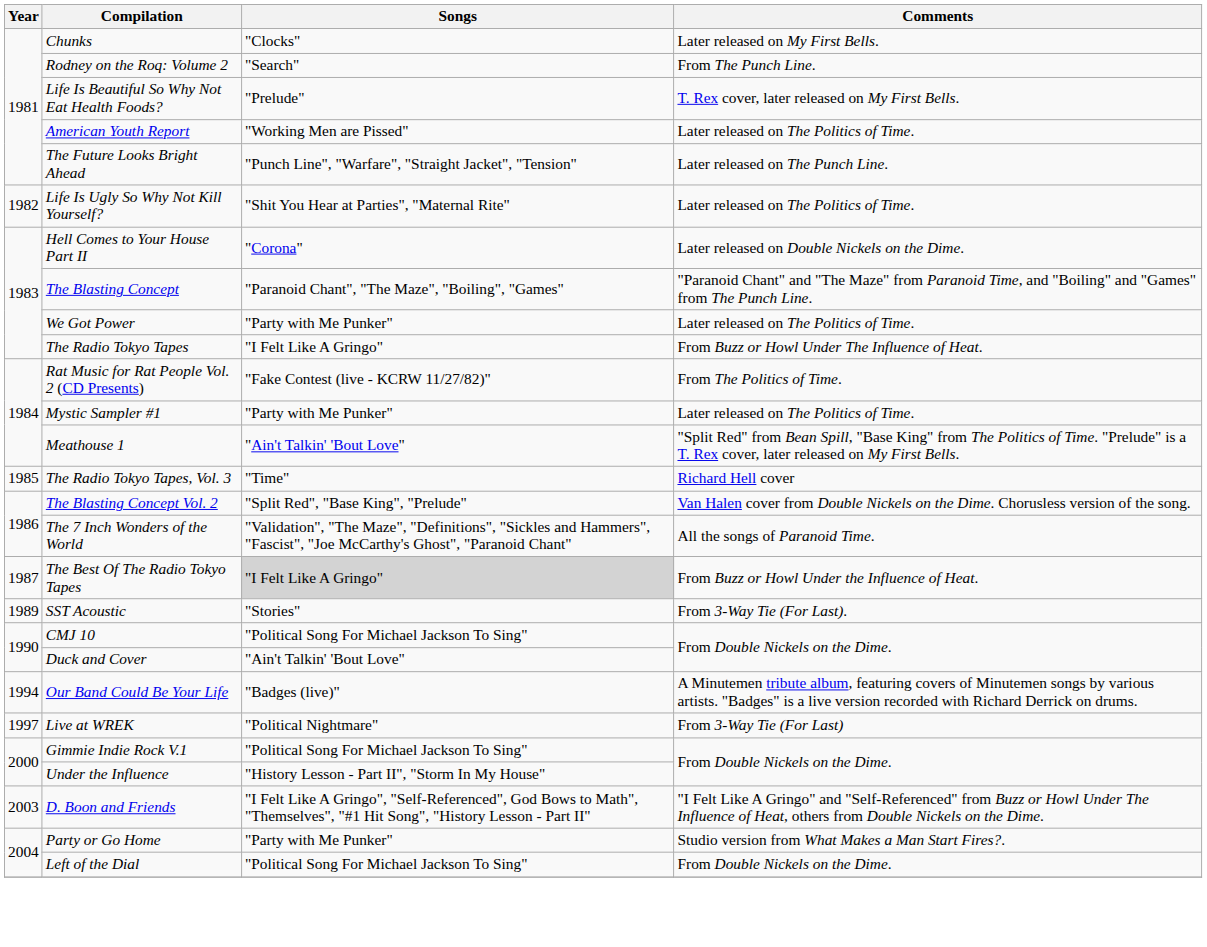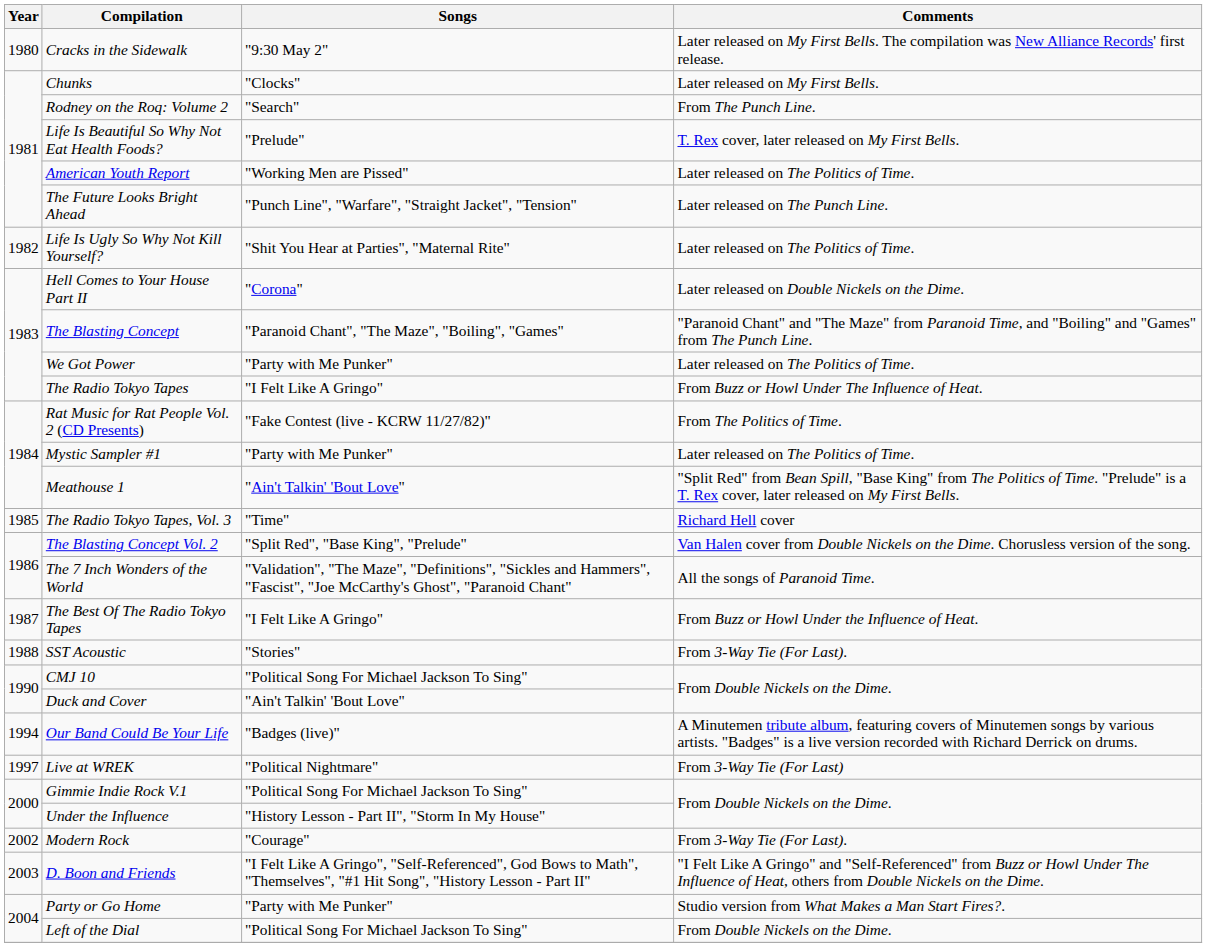+ row: (116, 49)
(314, 577) lightgrey background -> (314, 619) no background
(23, 610) 1989 -> (23, 652) 1988
+ row: (87, 840)
